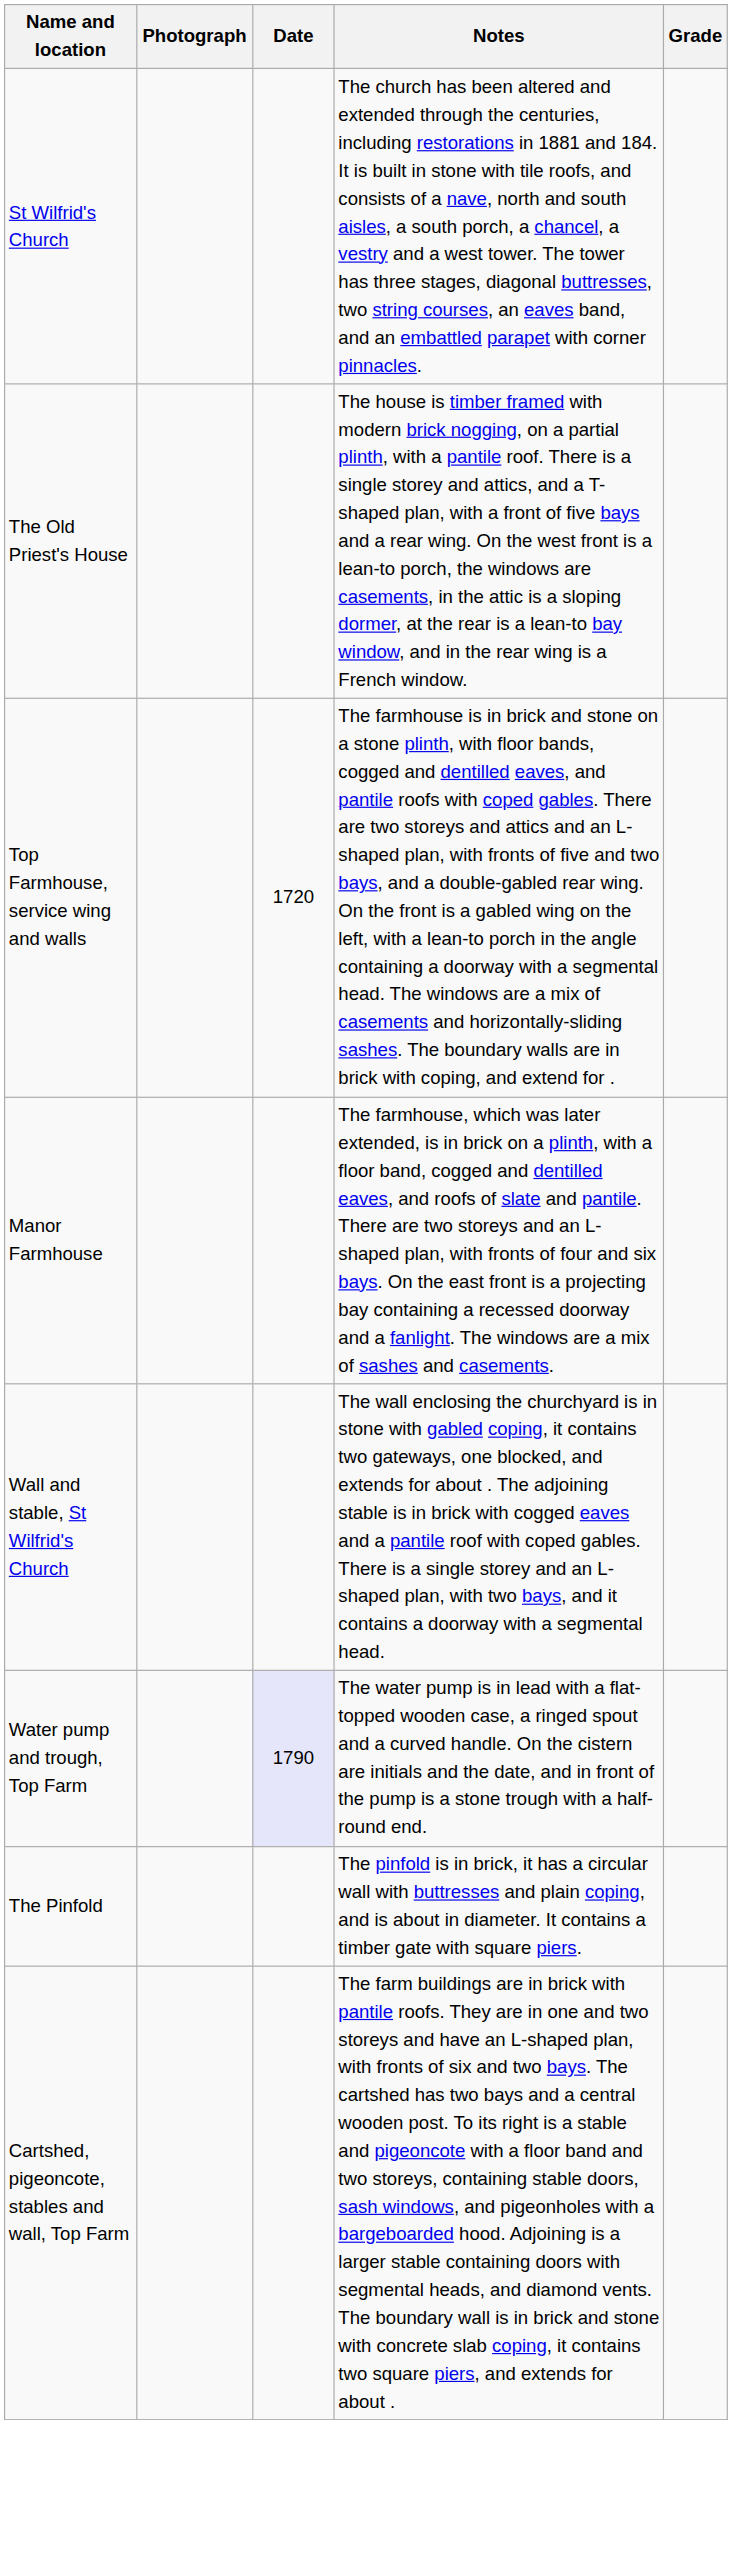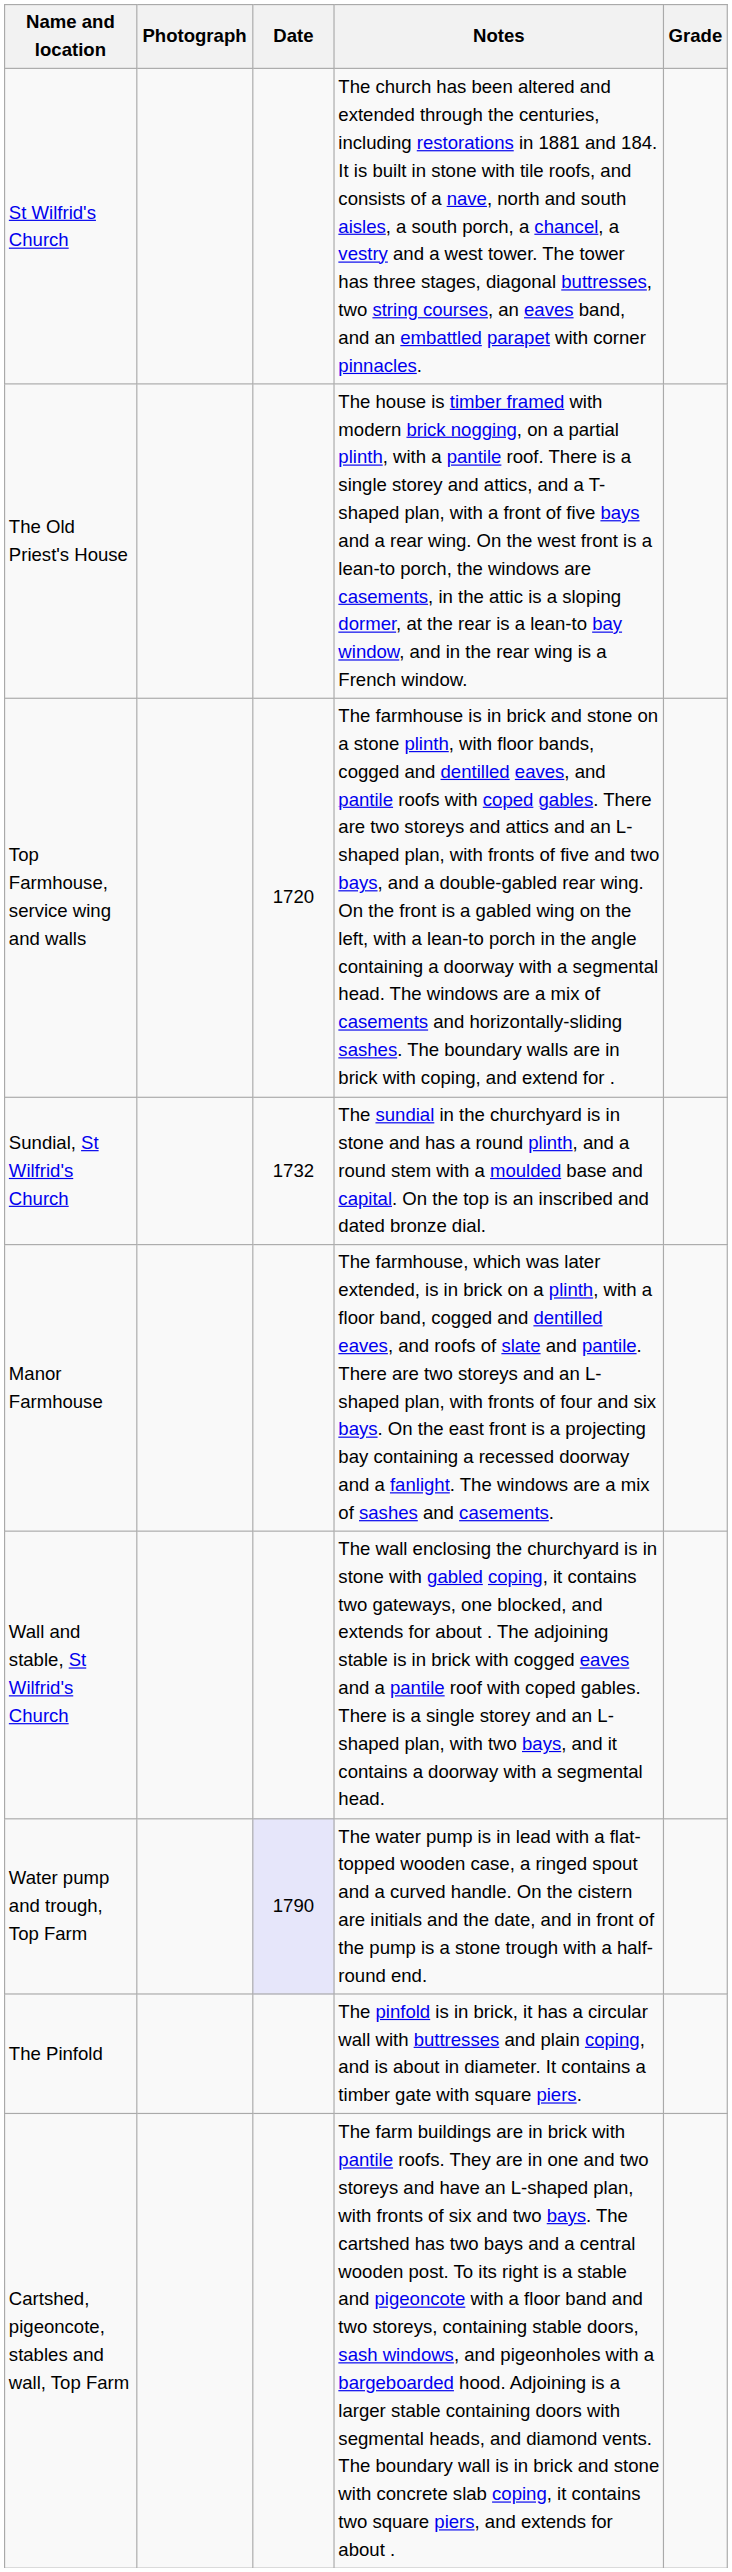+ row: (54, 1170)
